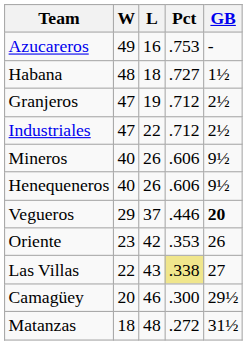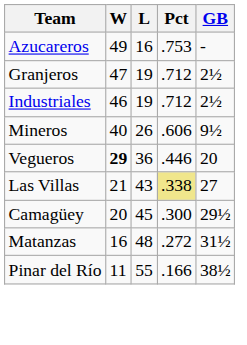- row: (35, 74)
(126, 130) 47 -> (118, 102) 46
(152, 130) 22 -> (144, 102) 19
- row: (59, 185)
(126, 213) normal -> (118, 158) bold
(152, 213) 37 -> (144, 158) 36
(217, 213) bold -> (209, 158) normal
- row: (35, 241)
(126, 269) 22 -> (118, 185) 21
(152, 297) 46 -> (144, 213) 45
(126, 325) 18 -> (118, 241) 16
+ row: (55, 269)
